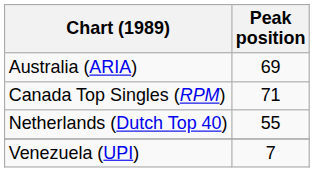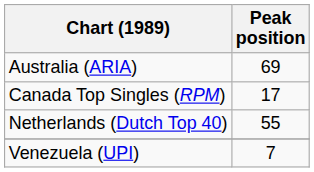(271, 95) 71 -> (271, 95) 17
